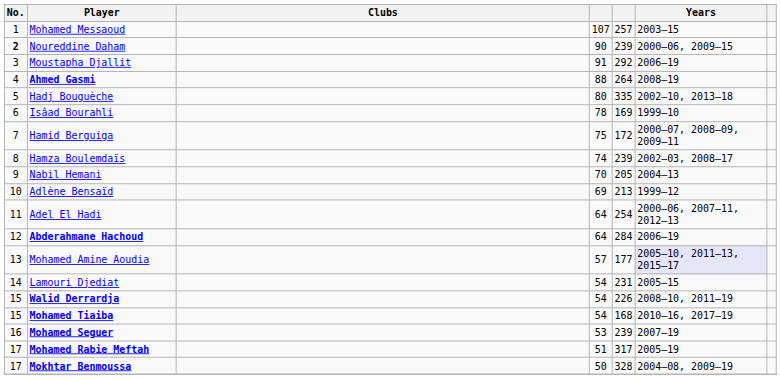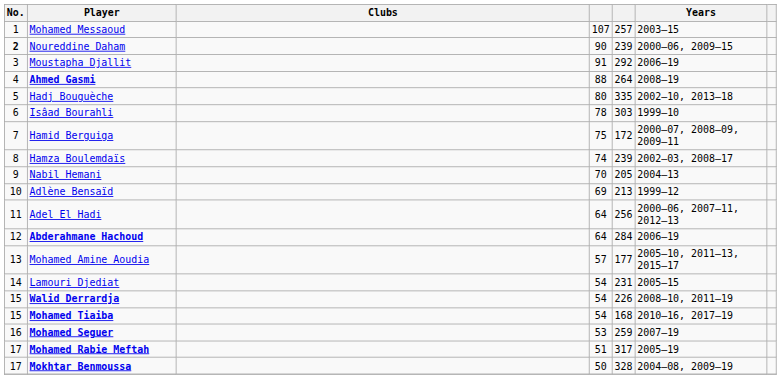(623, 113) 169 -> (623, 113) 303
(623, 214) 254 -> (623, 214) 256
(688, 259) lavender background -> (688, 259) no background
(623, 332) 239 -> (623, 332) 259
